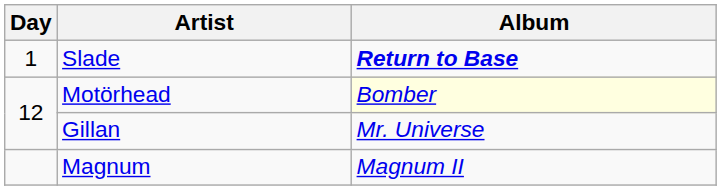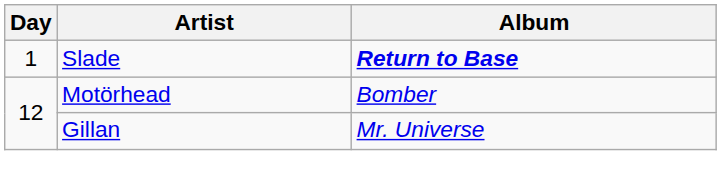(396, 94) lightyellow background -> (396, 94) no background
- row: (106, 166)
